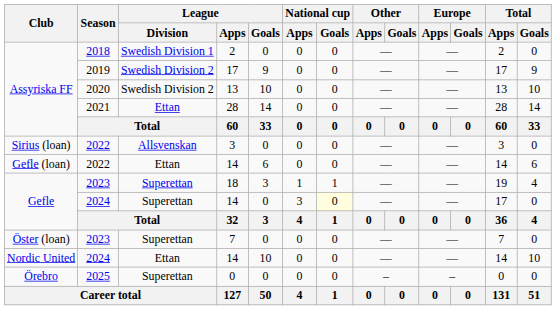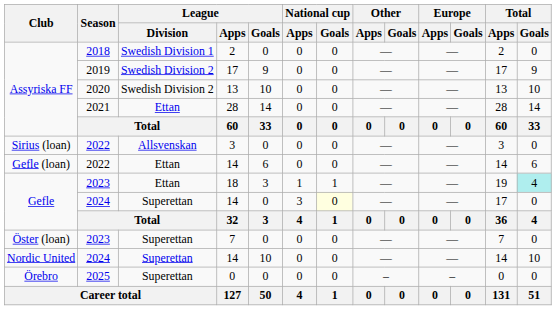(167, 182) Superettan -> (167, 182) Ettan
(534, 182) no background -> (534, 182) paleturquoise background
(167, 257) Ettan -> (167, 257) Superettan
